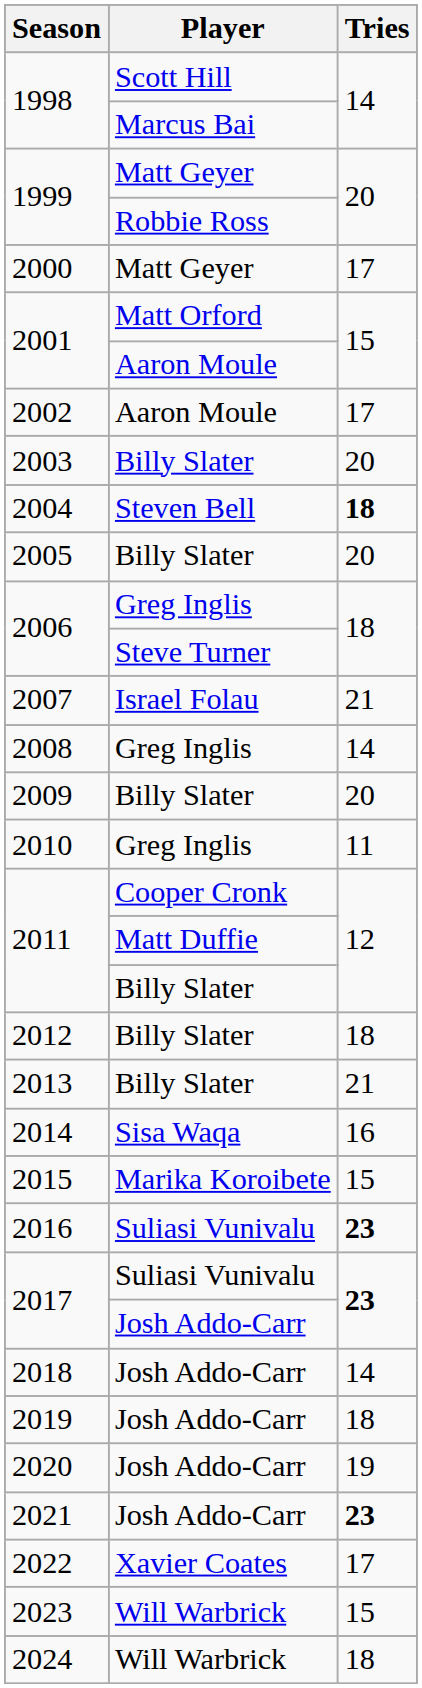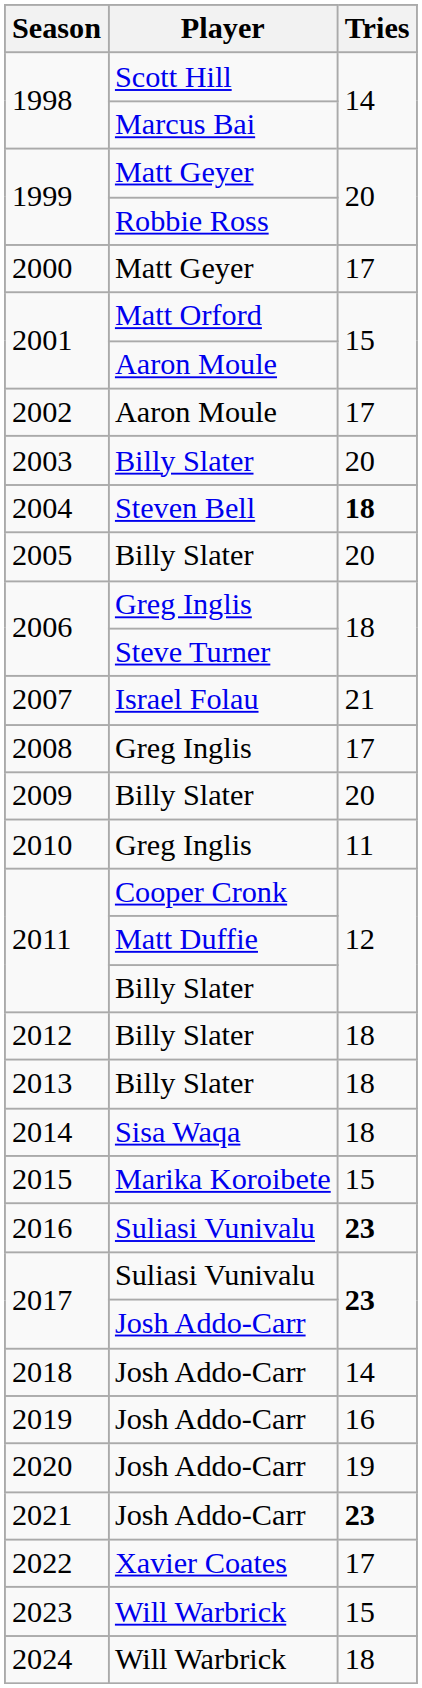(360, 747) 14 -> (360, 747) 17
(360, 1083) 21 -> (360, 1083) 18
(360, 1131) 16 -> (360, 1131) 18
(360, 1419) 18 -> (360, 1419) 16
